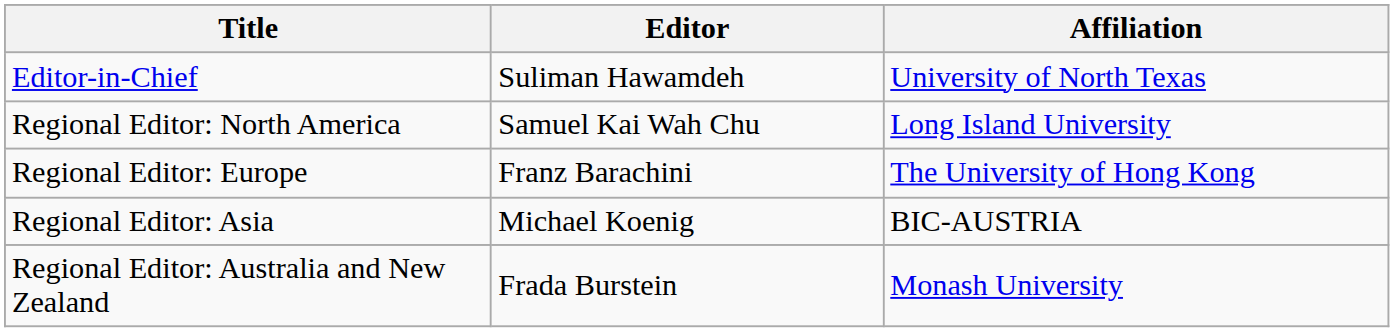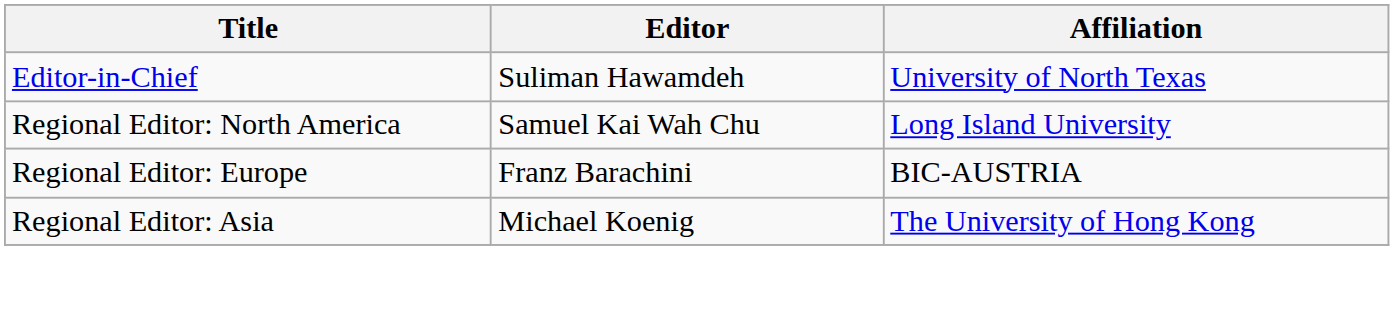(1073, 172) The University of Hong Kong -> (986, 172) BIC-AUSTRIA
(986, 220) BIC-AUSTRIA -> (1073, 220) The University of Hong Kong
- row: (229, 285)
